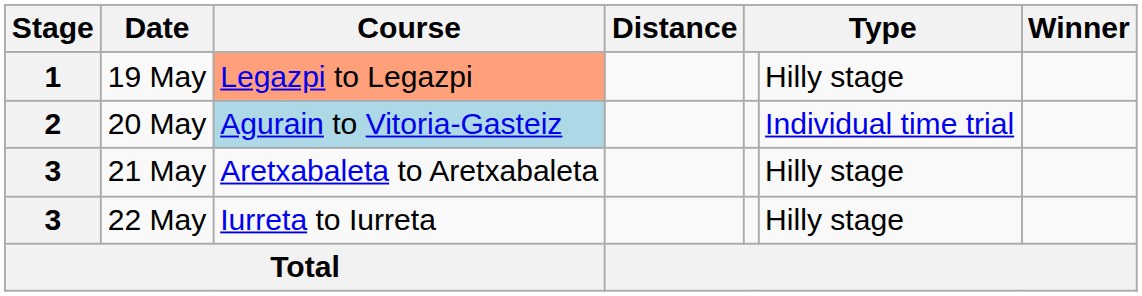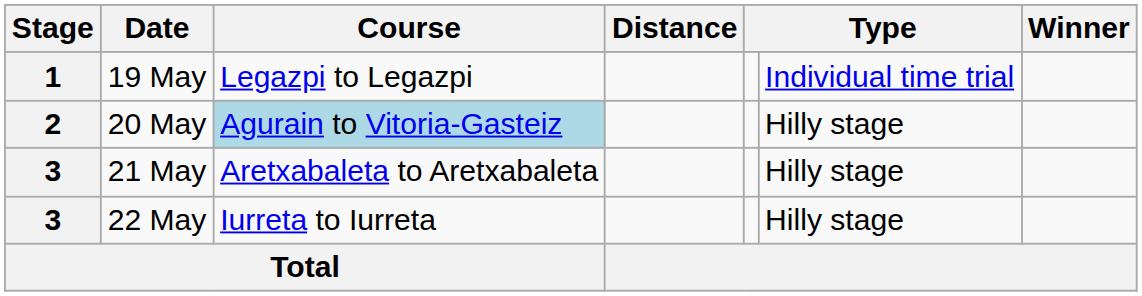(346, 76) lightsalmon background -> (346, 76) no background
(834, 76) Hilly stage -> (890, 76) Individual time trial
(890, 123) Individual time trial -> (834, 123) Hilly stage
